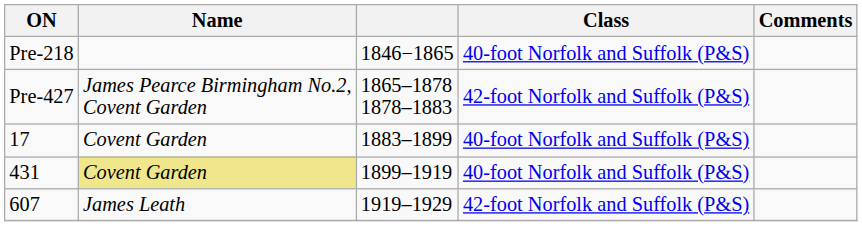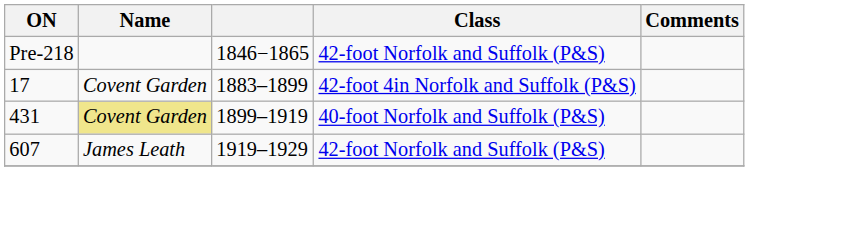(606, 52) 40-foot Norfolk and Suffolk (P&S) -> (462, 52) 42-foot Norfolk and Suffolk (P&S)
- row: (41, 96)
(606, 140) 40-foot Norfolk and Suffolk (P&S) -> (477, 85) 42-foot 4in Norfolk and Suffolk (P&S)
